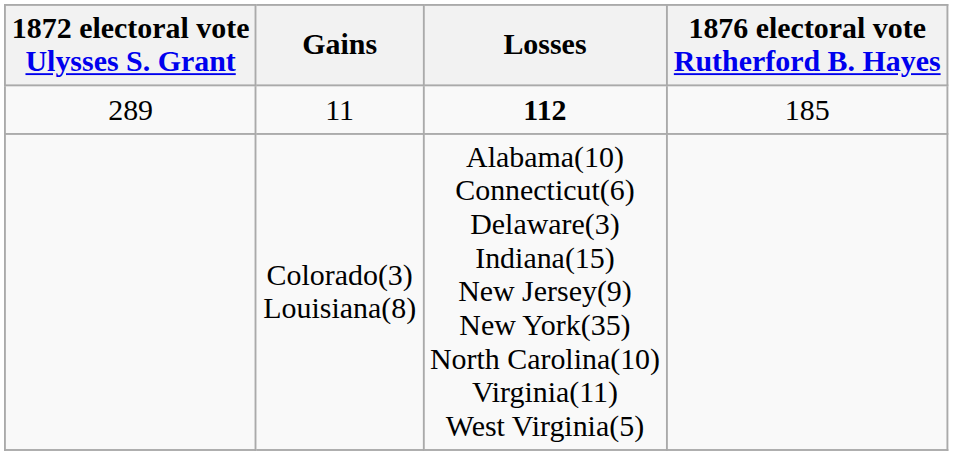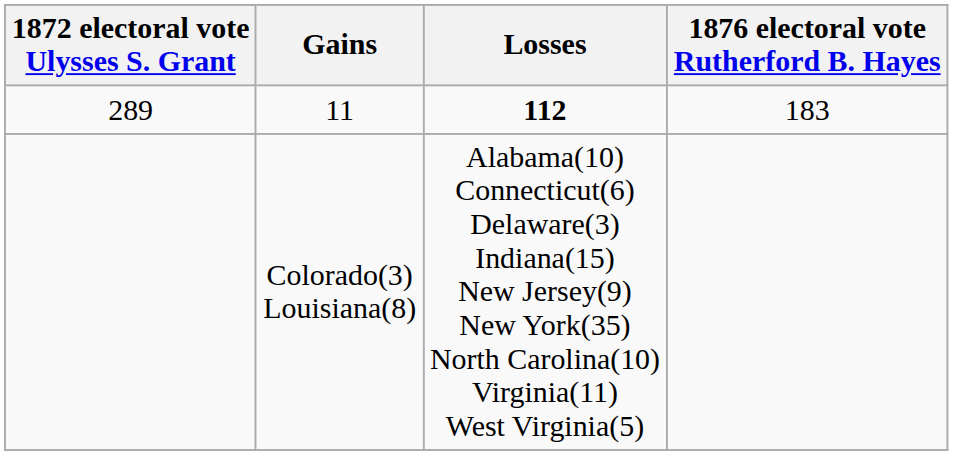(807, 109) 185 -> (807, 109) 183
